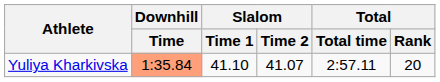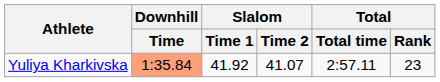(230, 65) 41.10 -> (230, 65) 41.92
(413, 65) 20 -> (413, 65) 23
